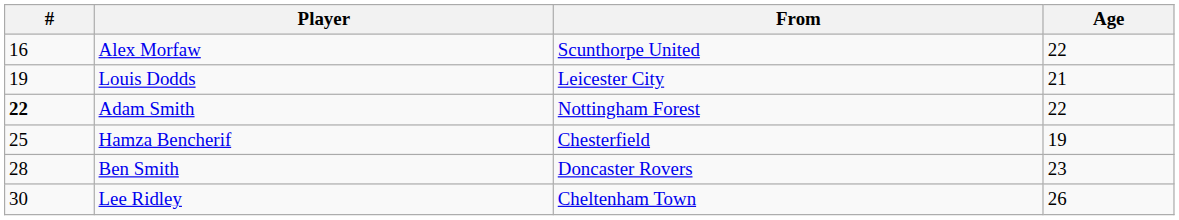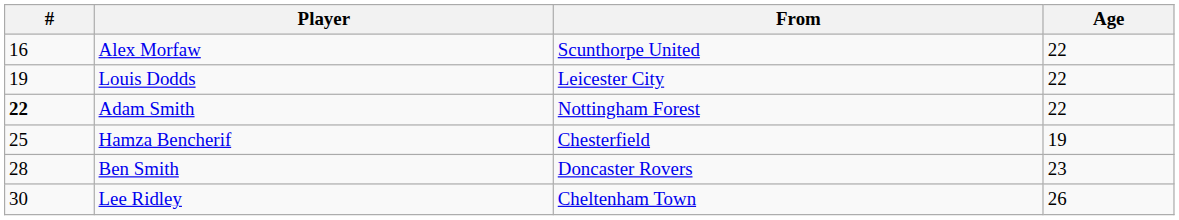(1057, 79) 21 -> (1057, 79) 22
